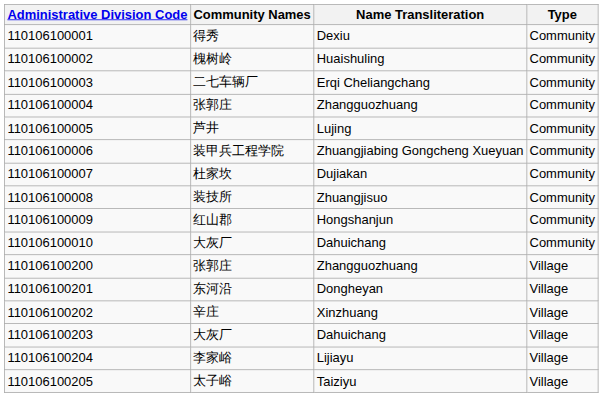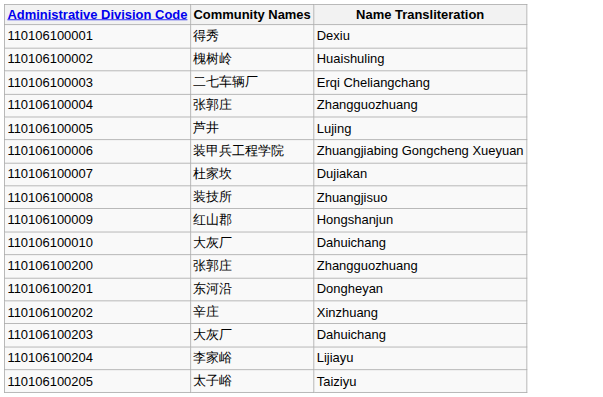- column: (562, 14)
